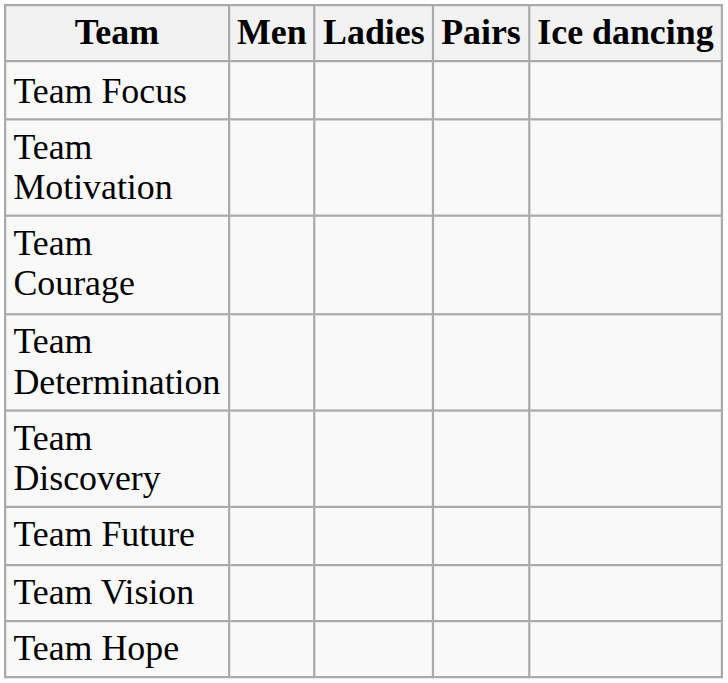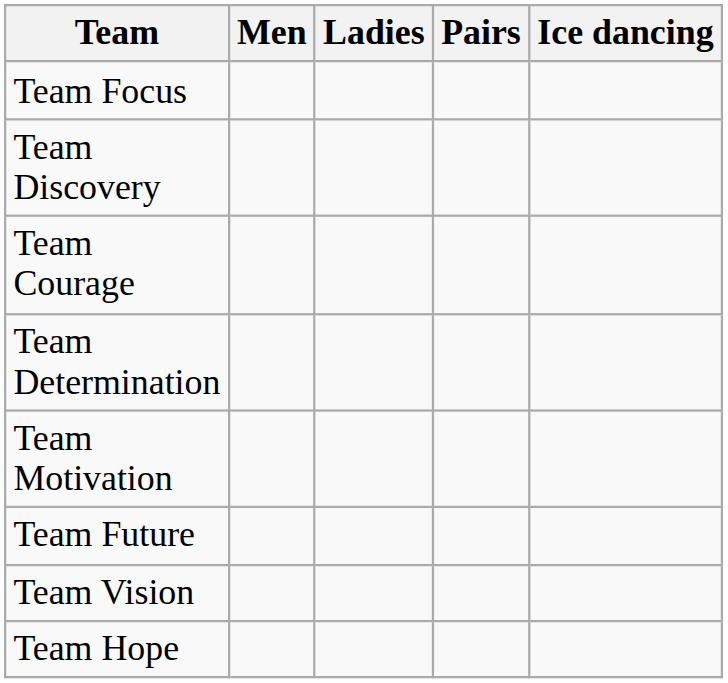rows swapped: (87, 458) <-> (93, 166)
